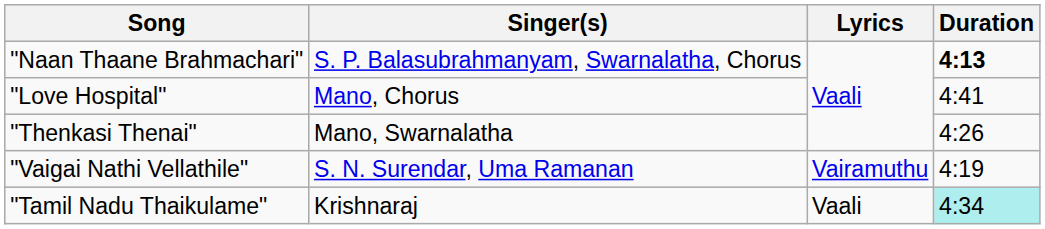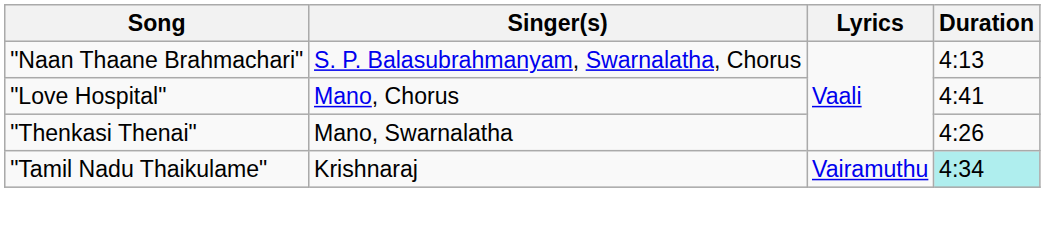(962, 60) bold -> (962, 60) normal
- row: (129, 170)
(837, 206) Vaali -> (870, 170) Vairamuthu
